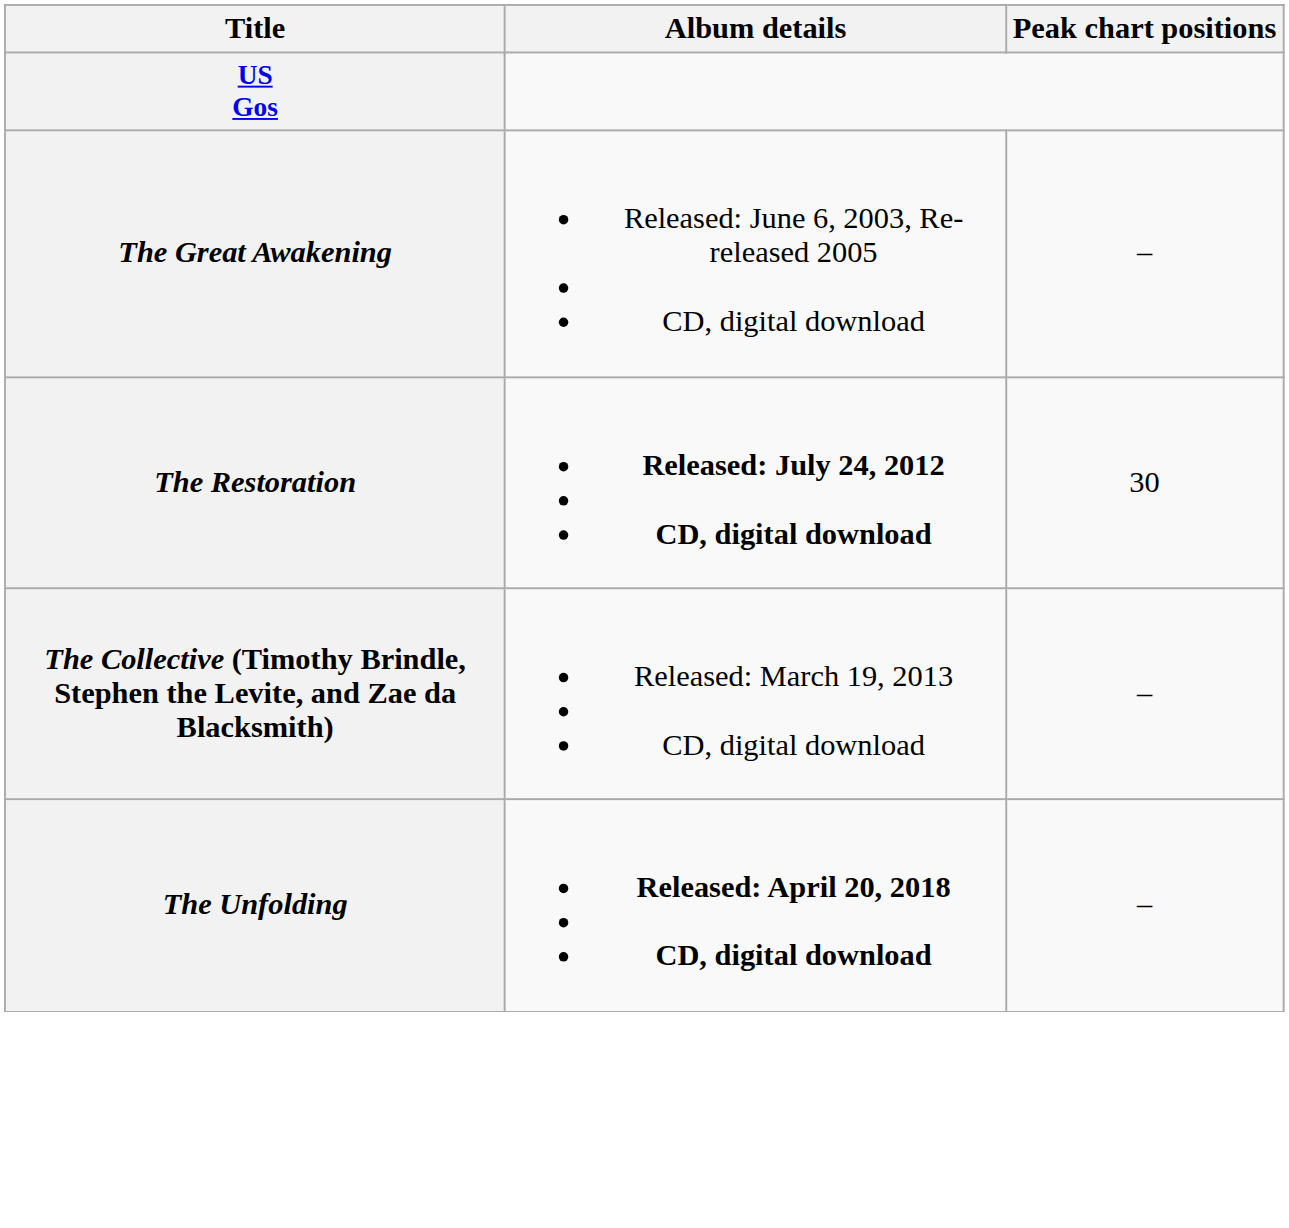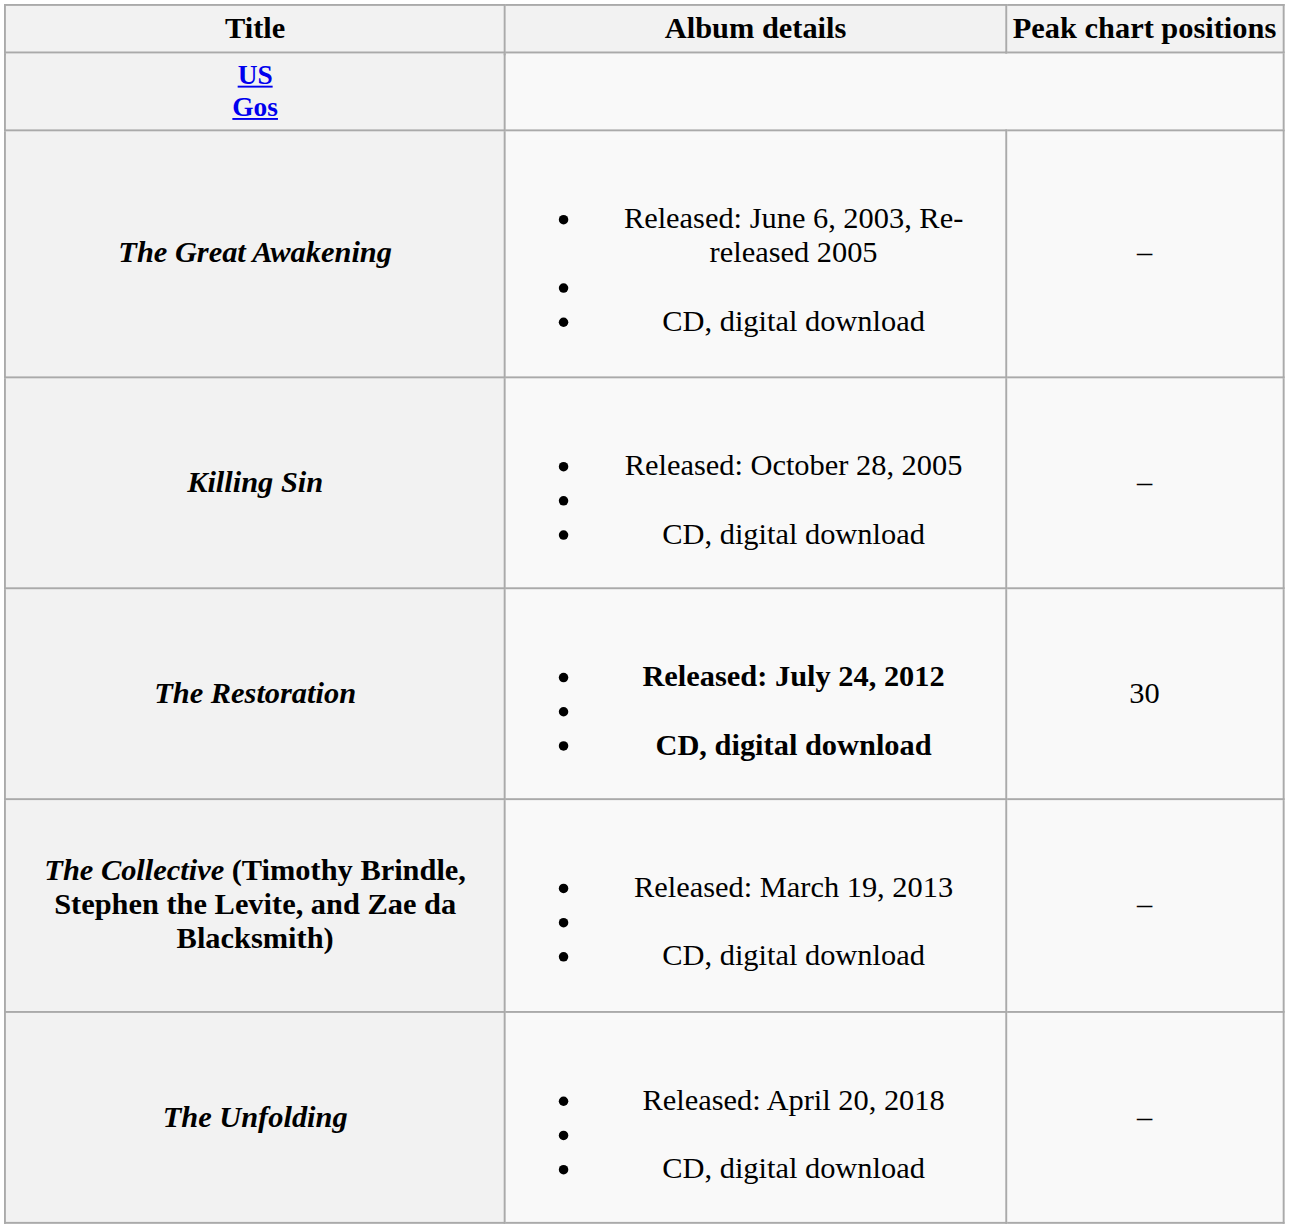+ row: (255, 481)
(756, 923) bold -> (756, 1134) normal
